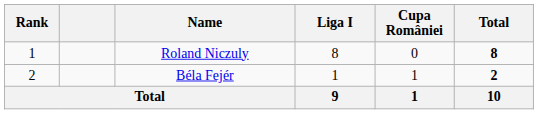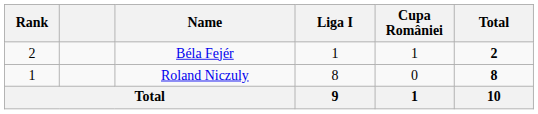rows swapped: (205, 53) <-> (205, 75)
